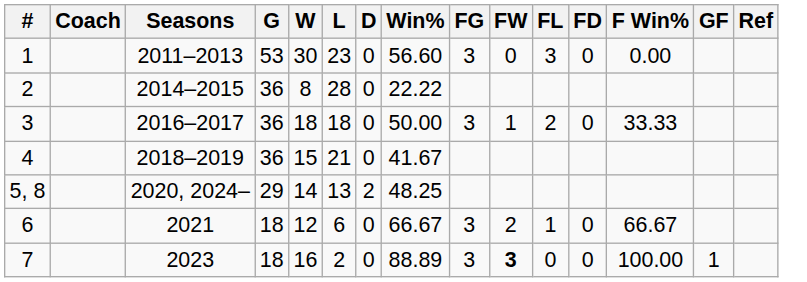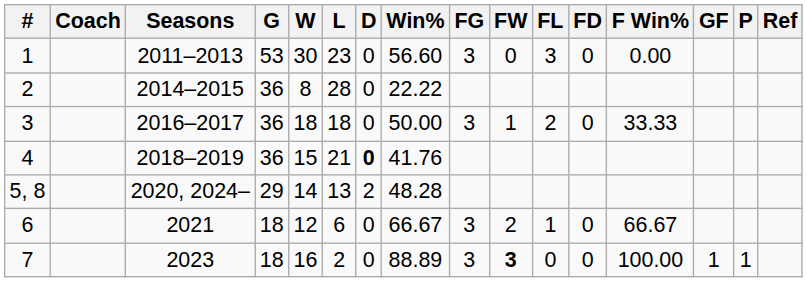+ column: (746, 21)
(369, 157) normal -> (369, 157) bold
(415, 157) 41.67 -> (415, 157) 41.76
(415, 191) 48.25 -> (415, 191) 48.28
